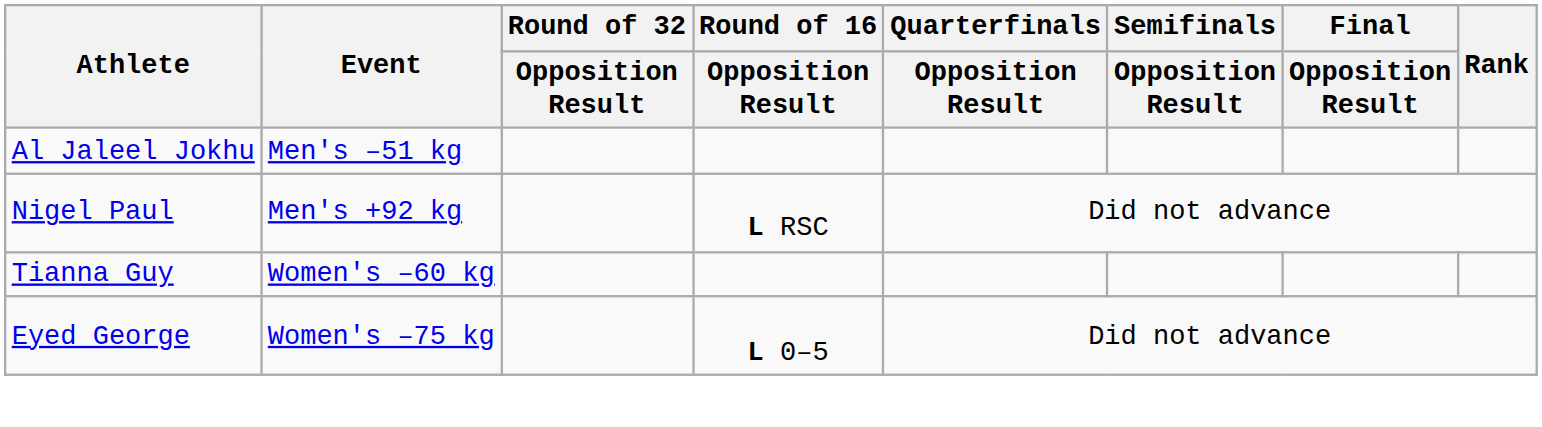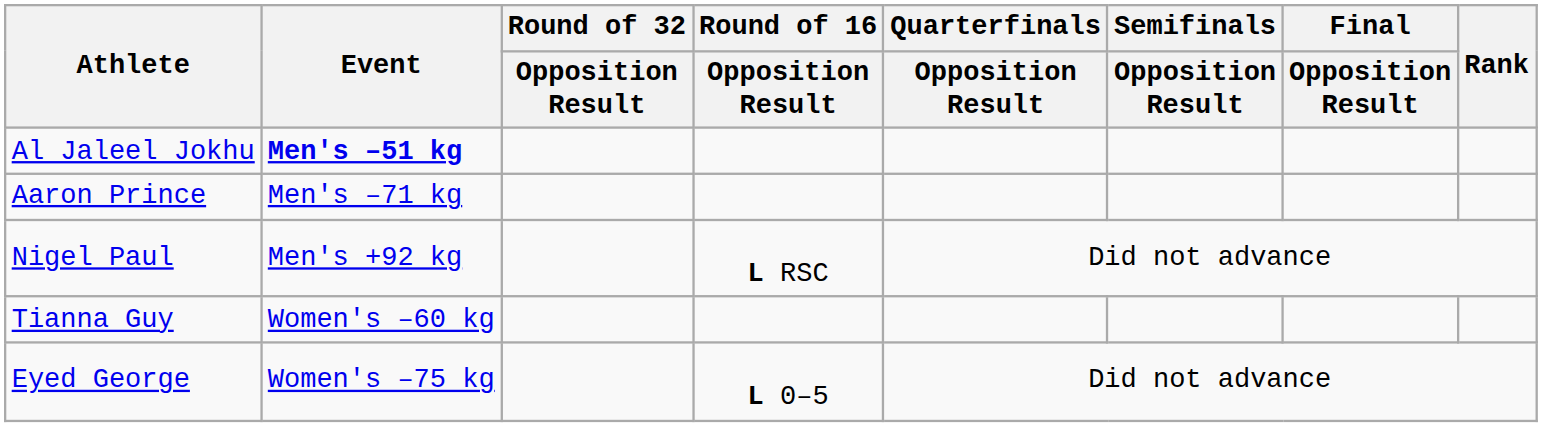(365, 151) normal -> (365, 151) bold
+ row: (109, 196)
